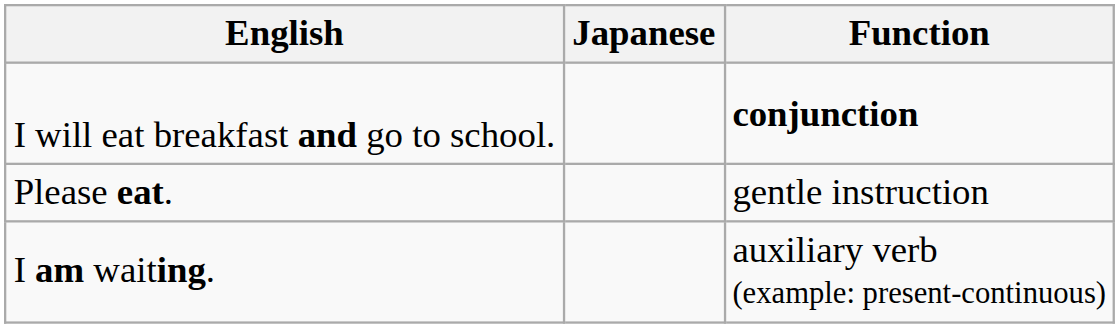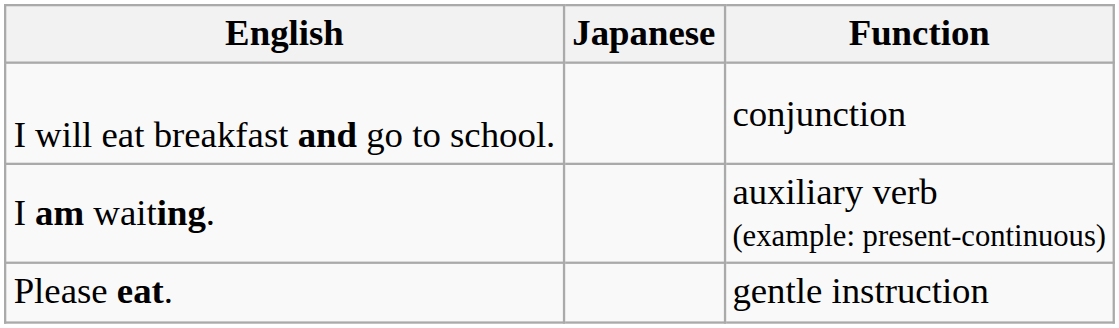(825, 112) bold -> (819, 112) normal
rows swapped: (93, 191) <-> (114, 270)
